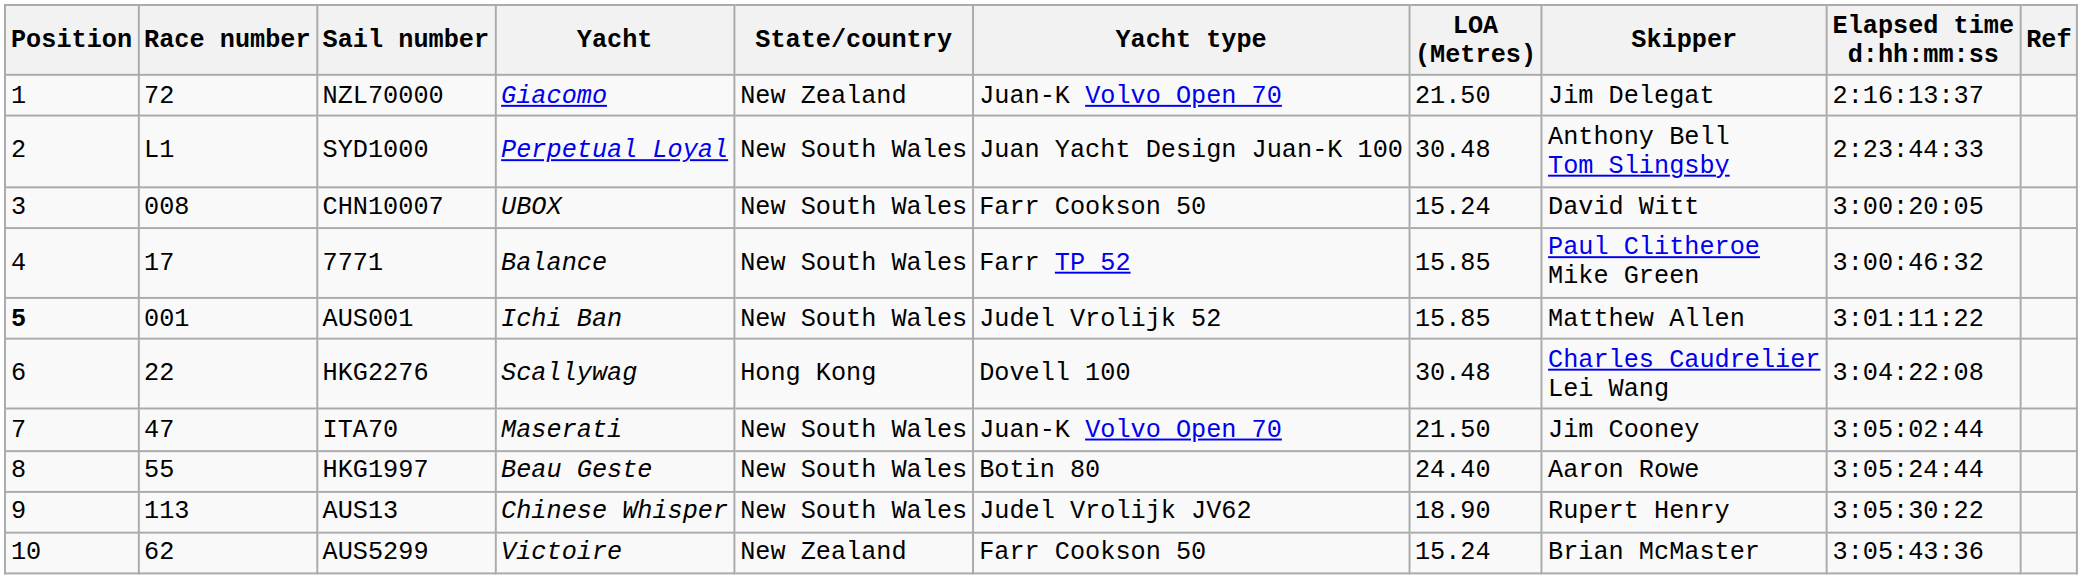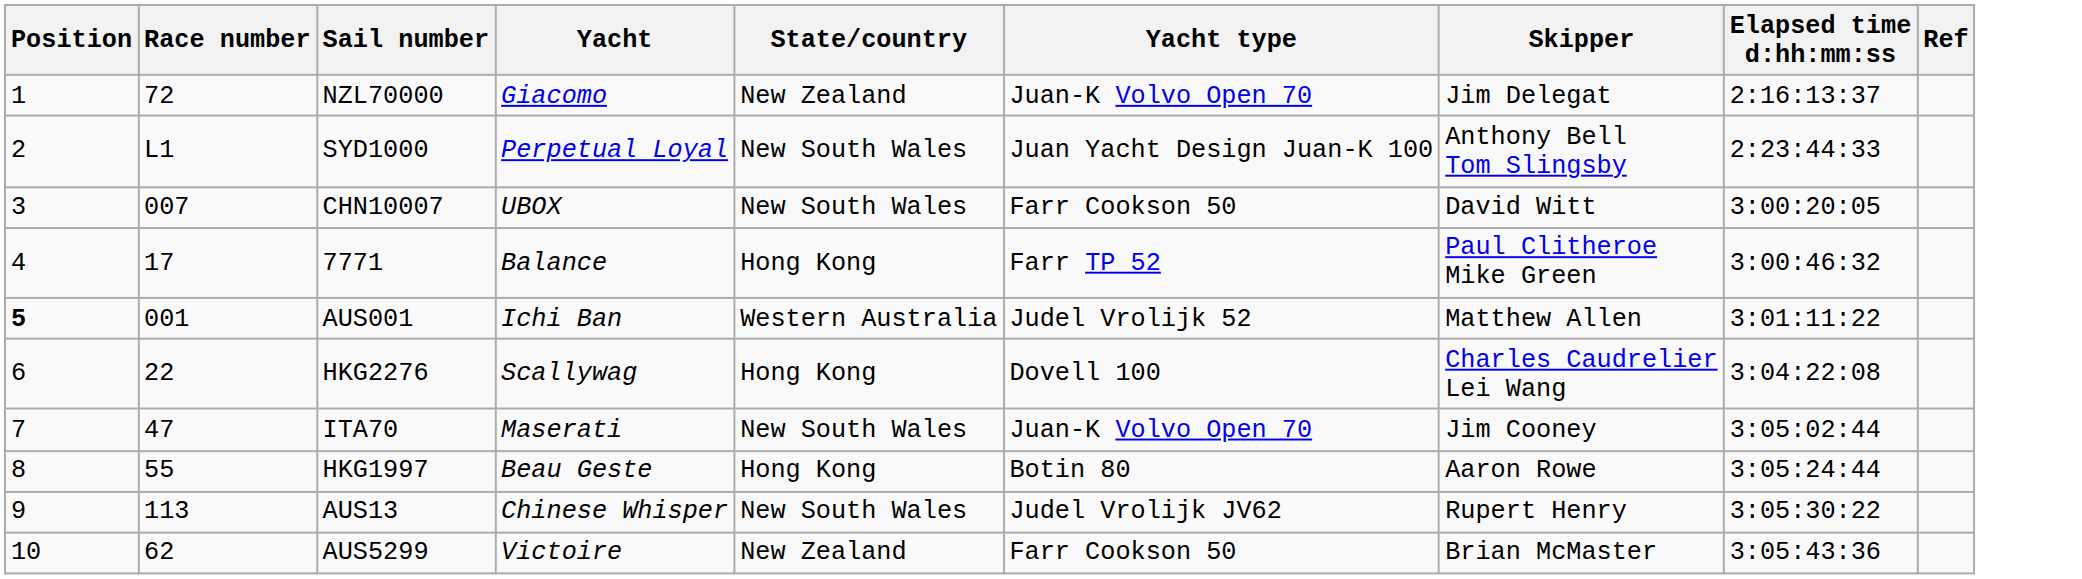- column: (1476, 40)
(167, 207) 008 -> (167, 207) 007
(854, 263) New South Wales -> (808, 263) Hong Kong
(854, 318) New South Wales -> (869, 318) Western Australia
(854, 471) New South Wales -> (808, 471) Hong Kong
